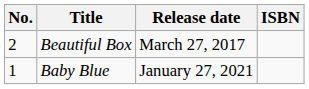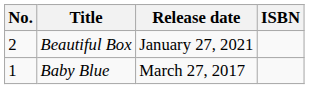(192, 44) March 27, 2017 -> (196, 44) January 27, 2021
(196, 70) January 27, 2021 -> (192, 70) March 27, 2017
